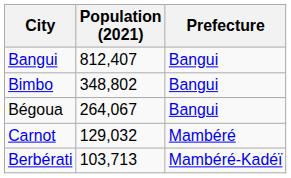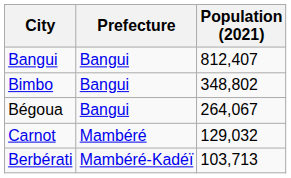columns swapped: (226, 25) <-> (121, 25)
